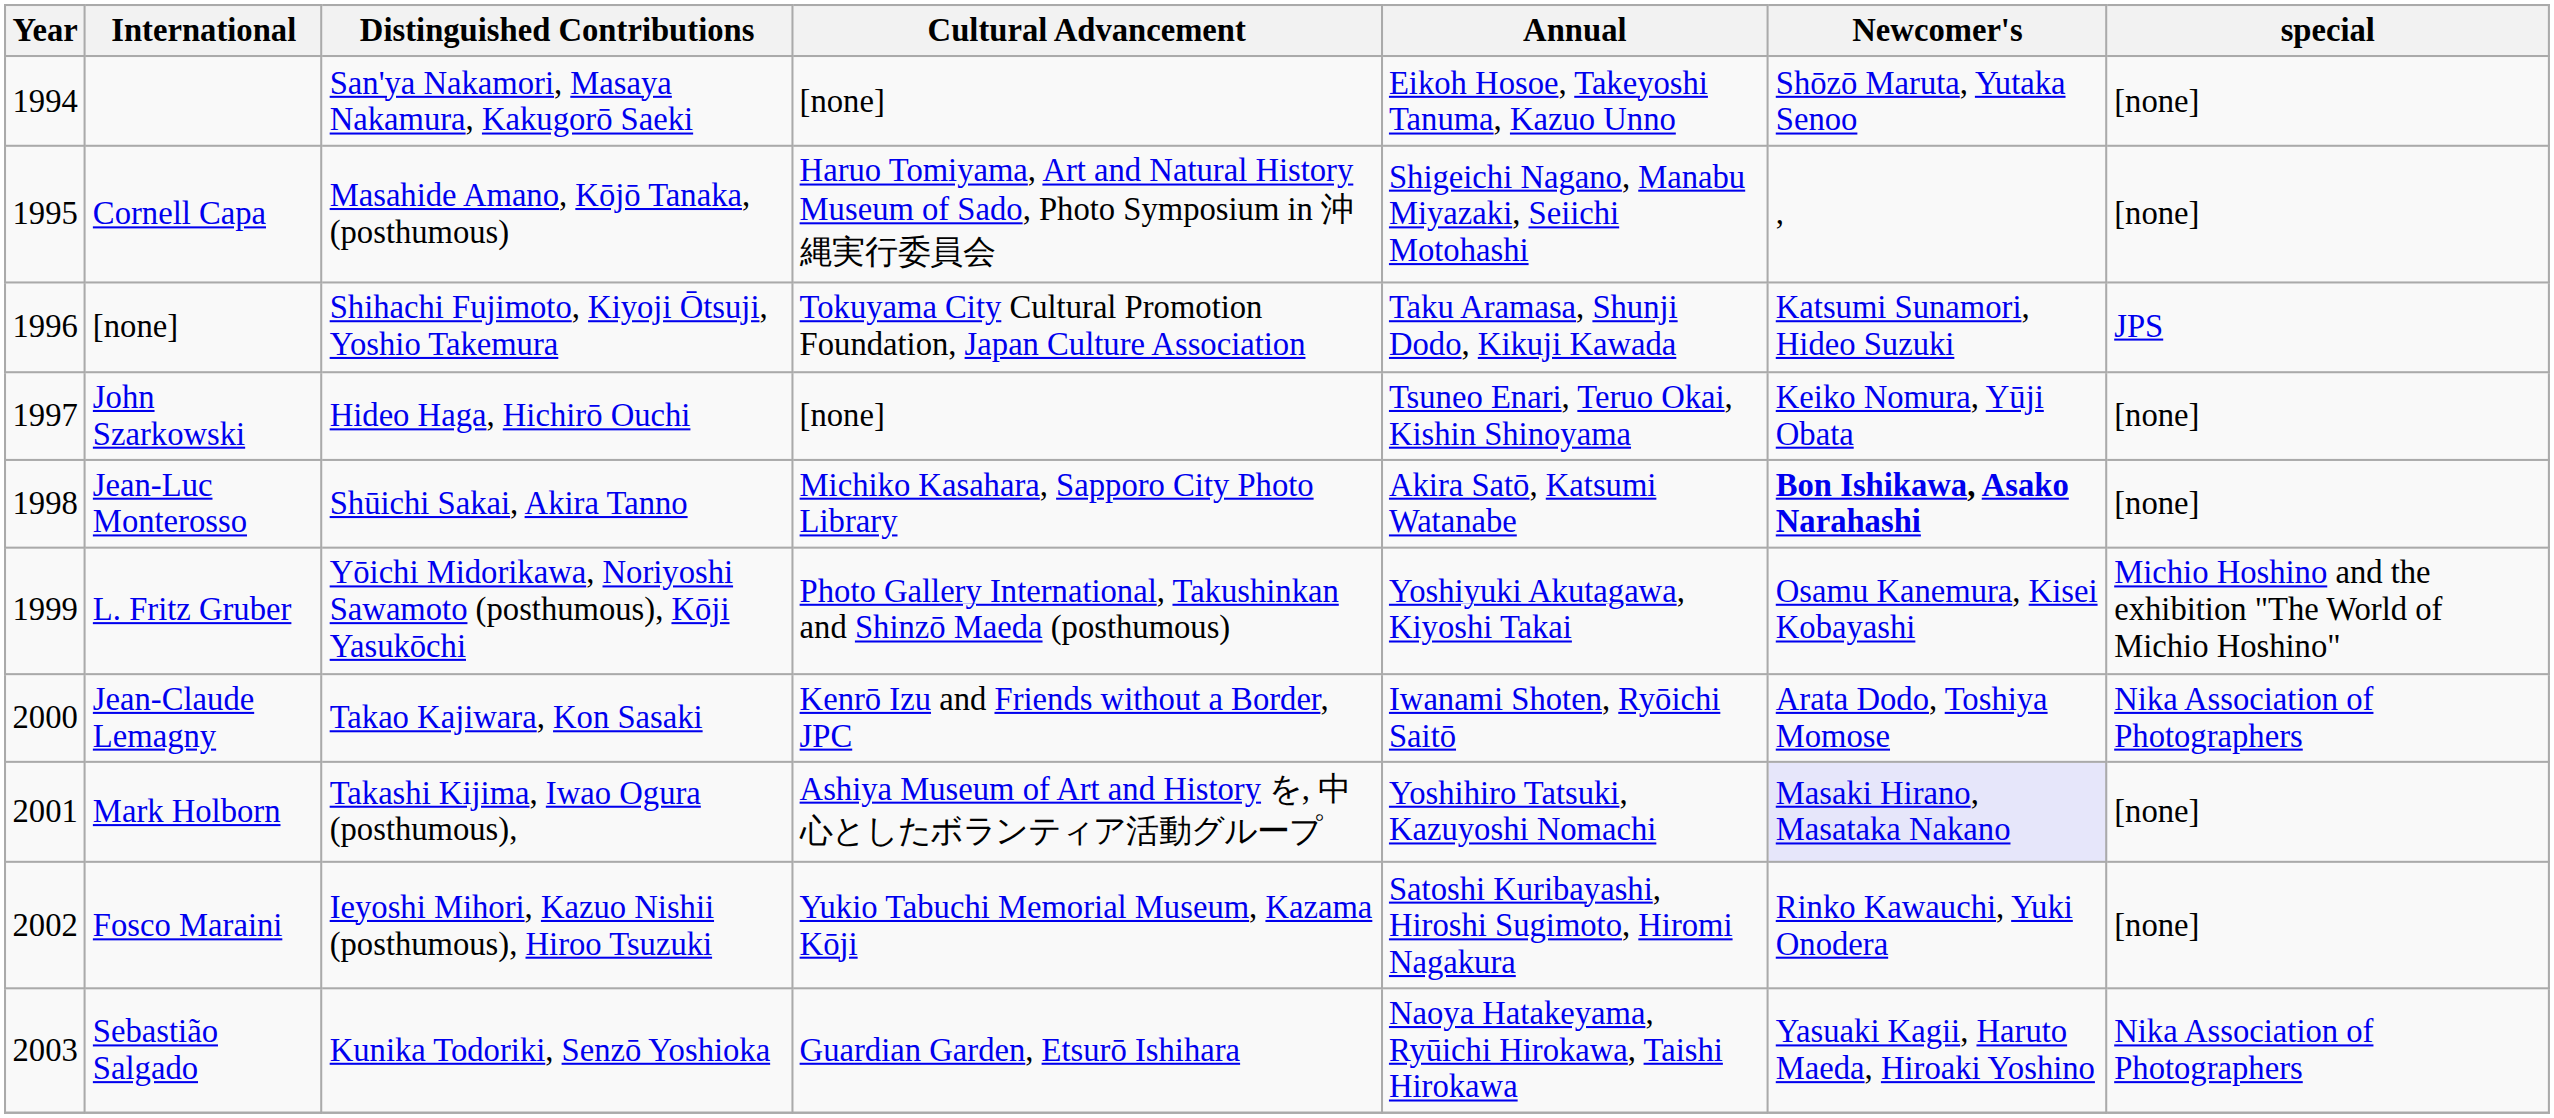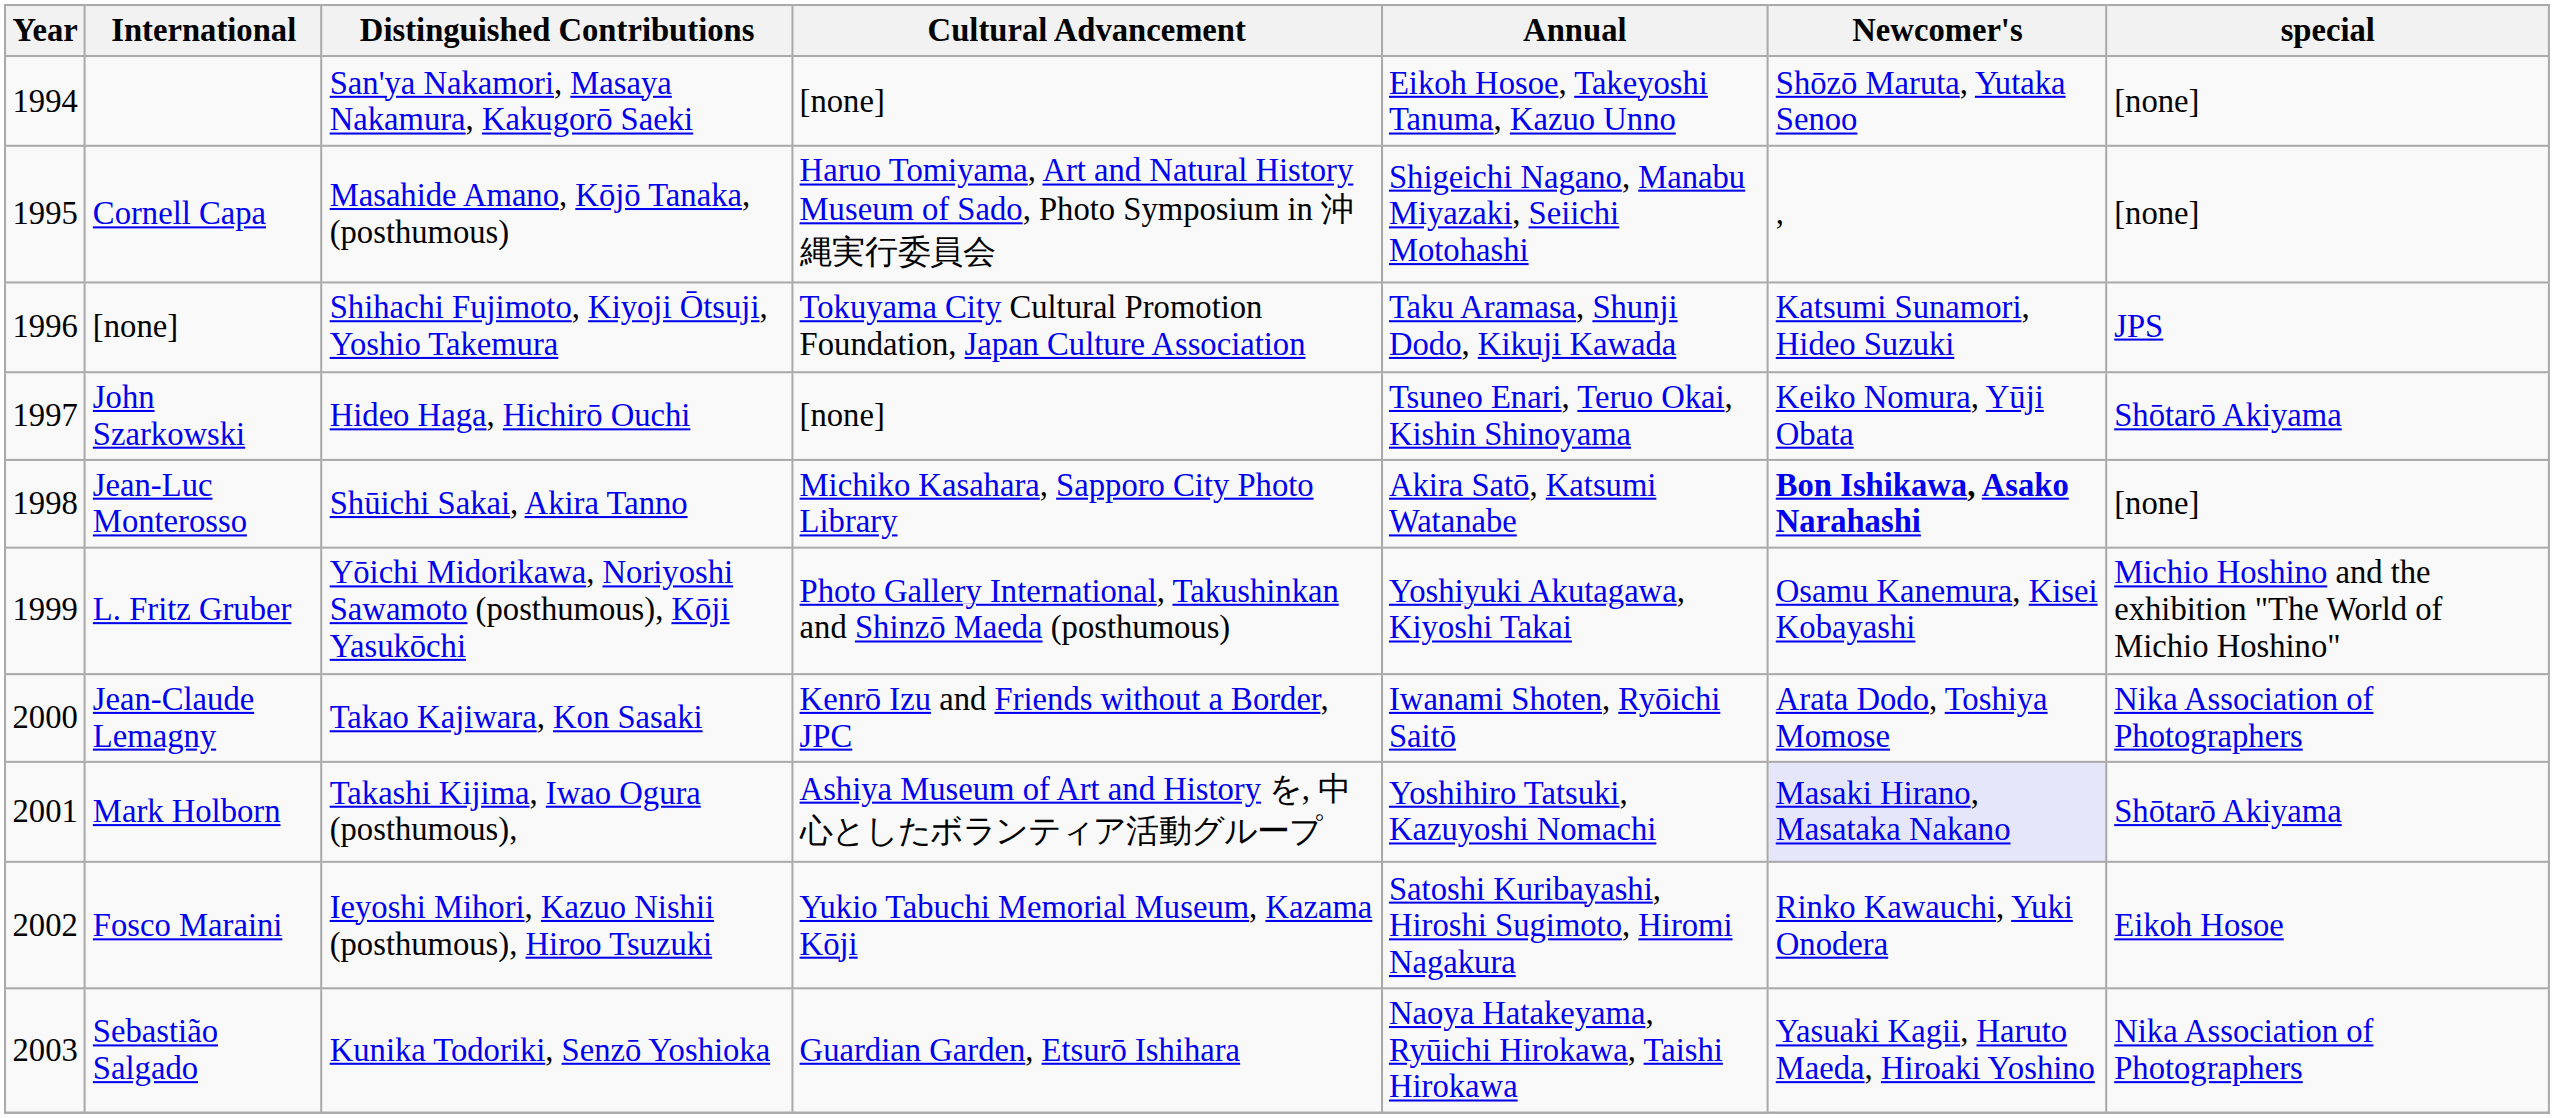(2157, 414) [none] -> (2228, 414) Shōtarō Akiyama
(2157, 811) [none] -> (2228, 811) Shōtarō Akiyama
(2157, 924) [none] -> (2199, 924) Eikoh Hosoe
